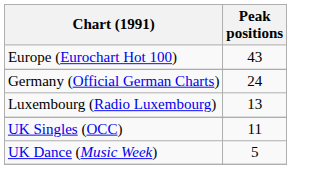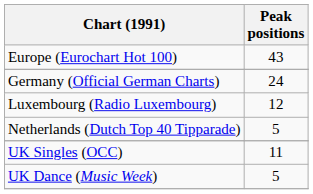(255, 104) 13 -> (276, 104) 12
+ row: (124, 128)
